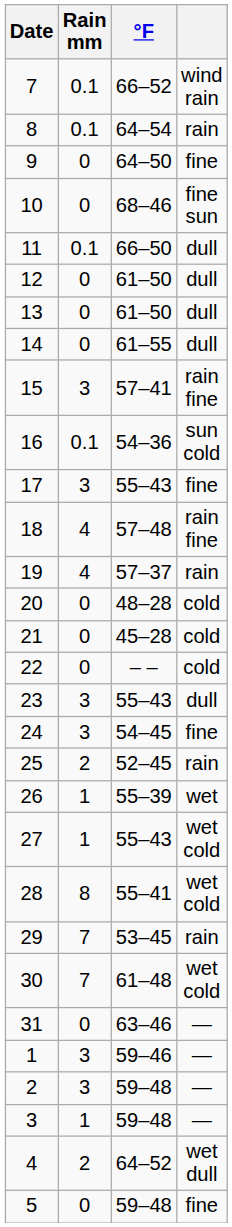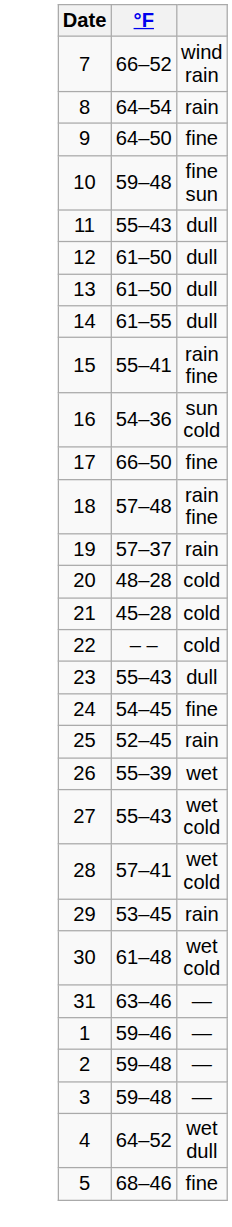- column: (85, 31)
(144, 205) 68–46 -> (144, 182) 59–48
(144, 248) 66–50 -> (144, 225) 55–43
(144, 387) 57–41 -> (144, 364) 55–41
(144, 485) 55–43 -> (144, 462) 66–50
(144, 893) 55–41 -> (144, 871) 57–41
(144, 1206) 59–48 -> (144, 1183) 68–46
